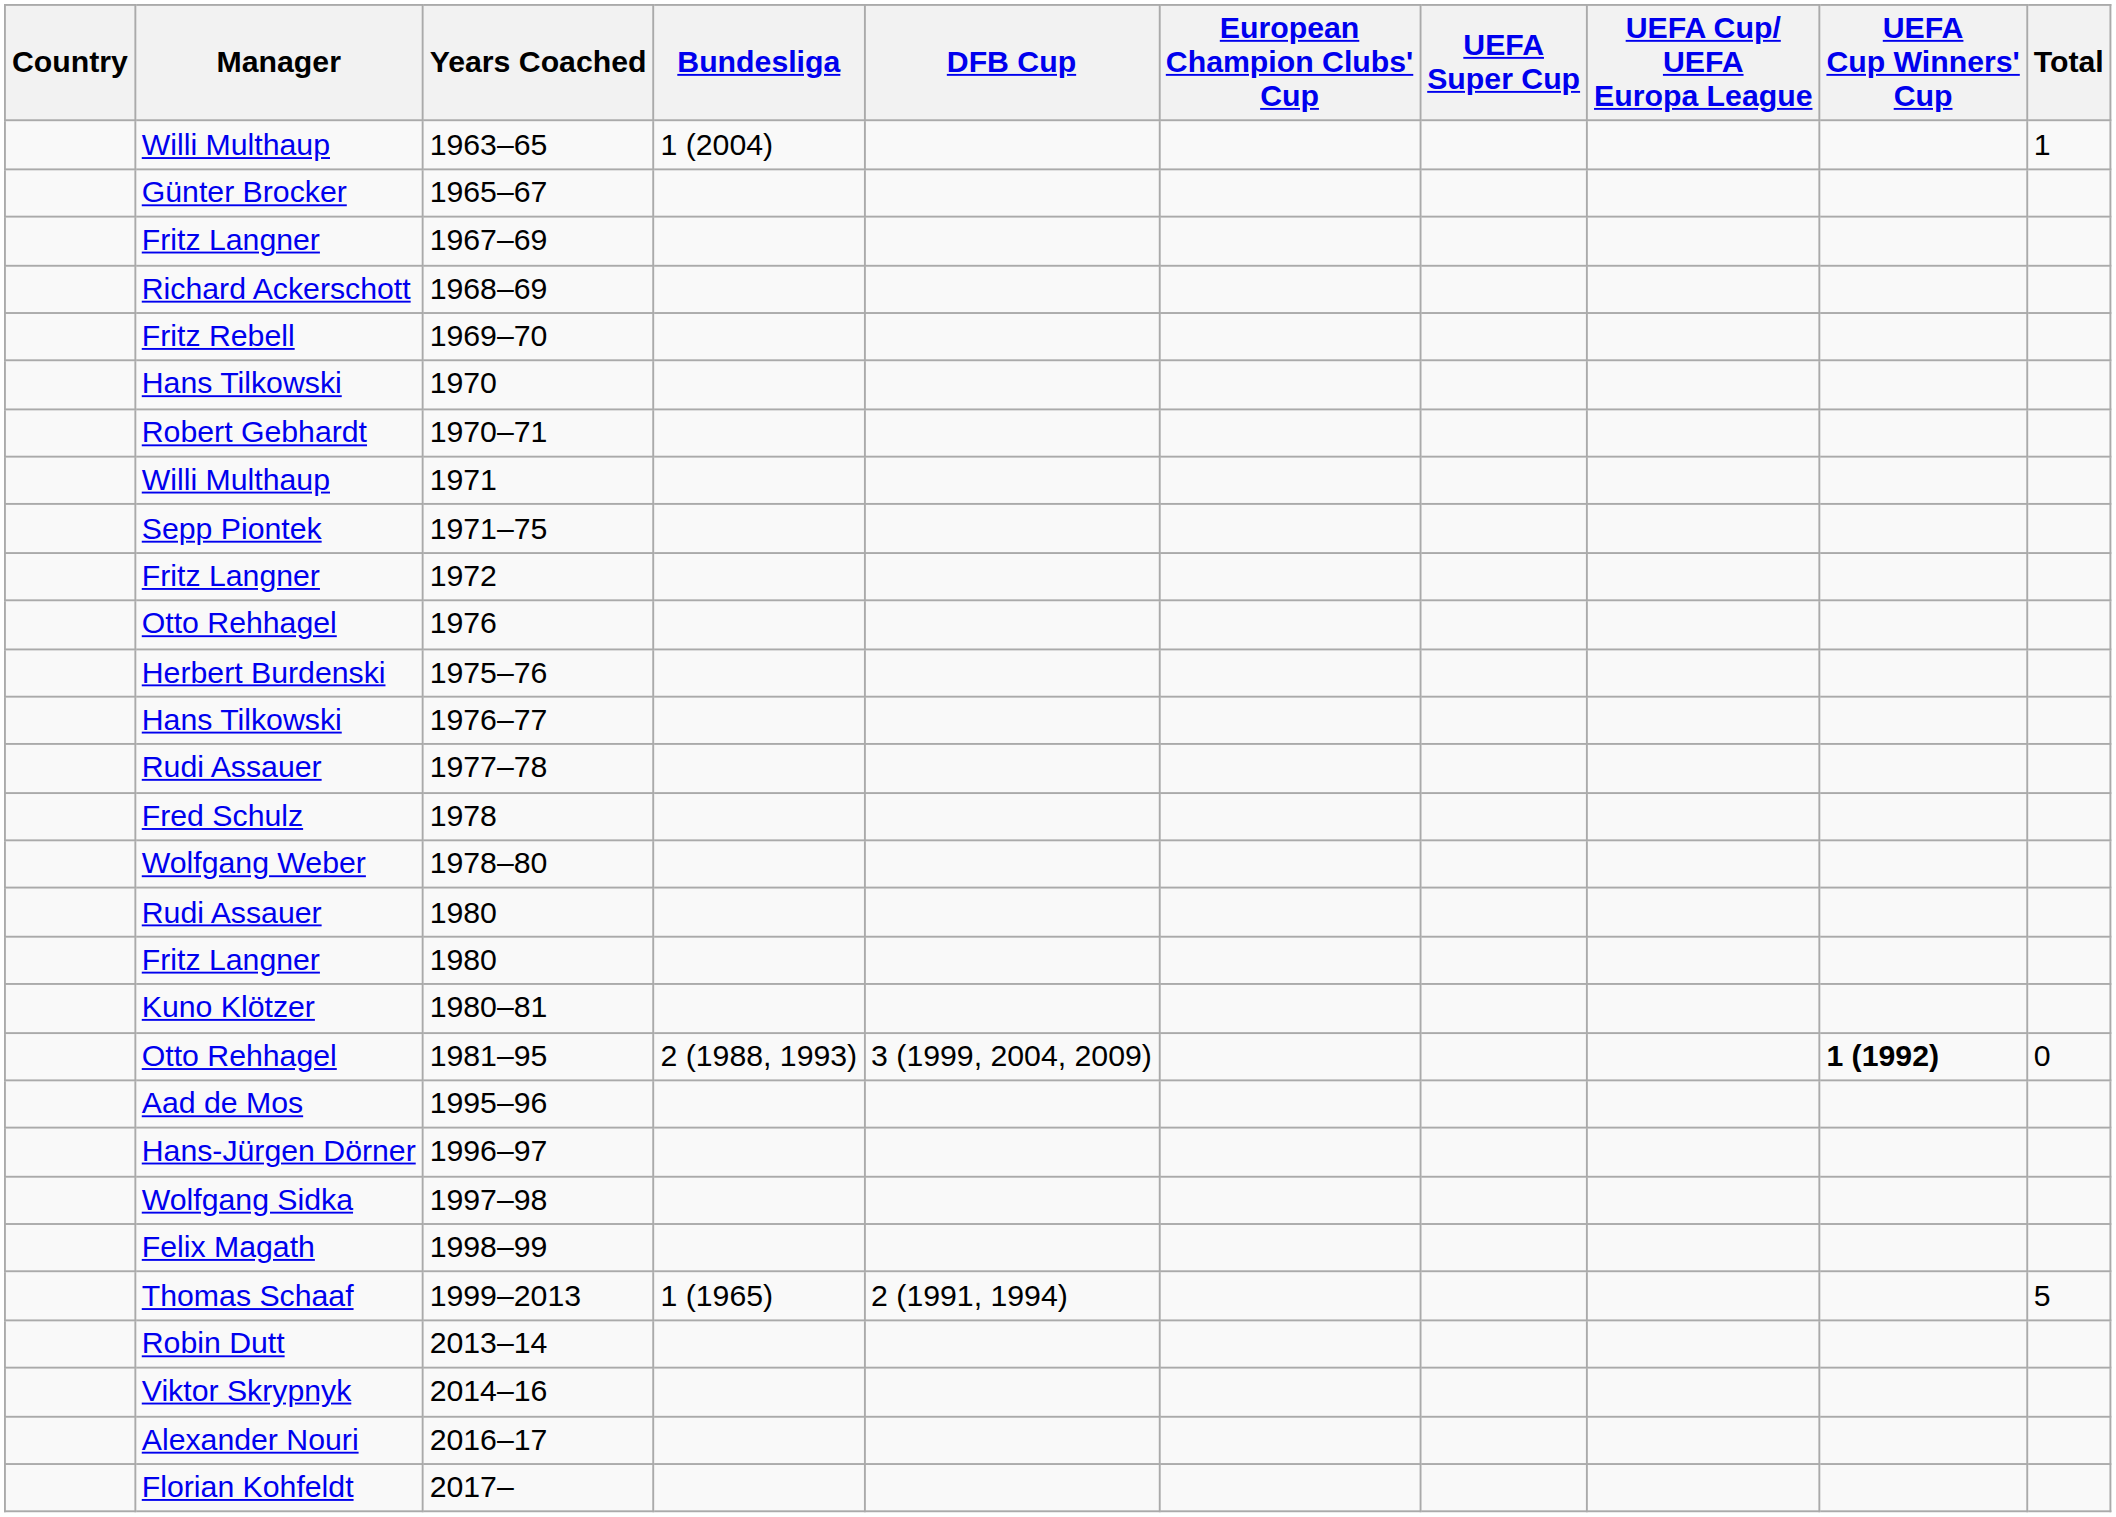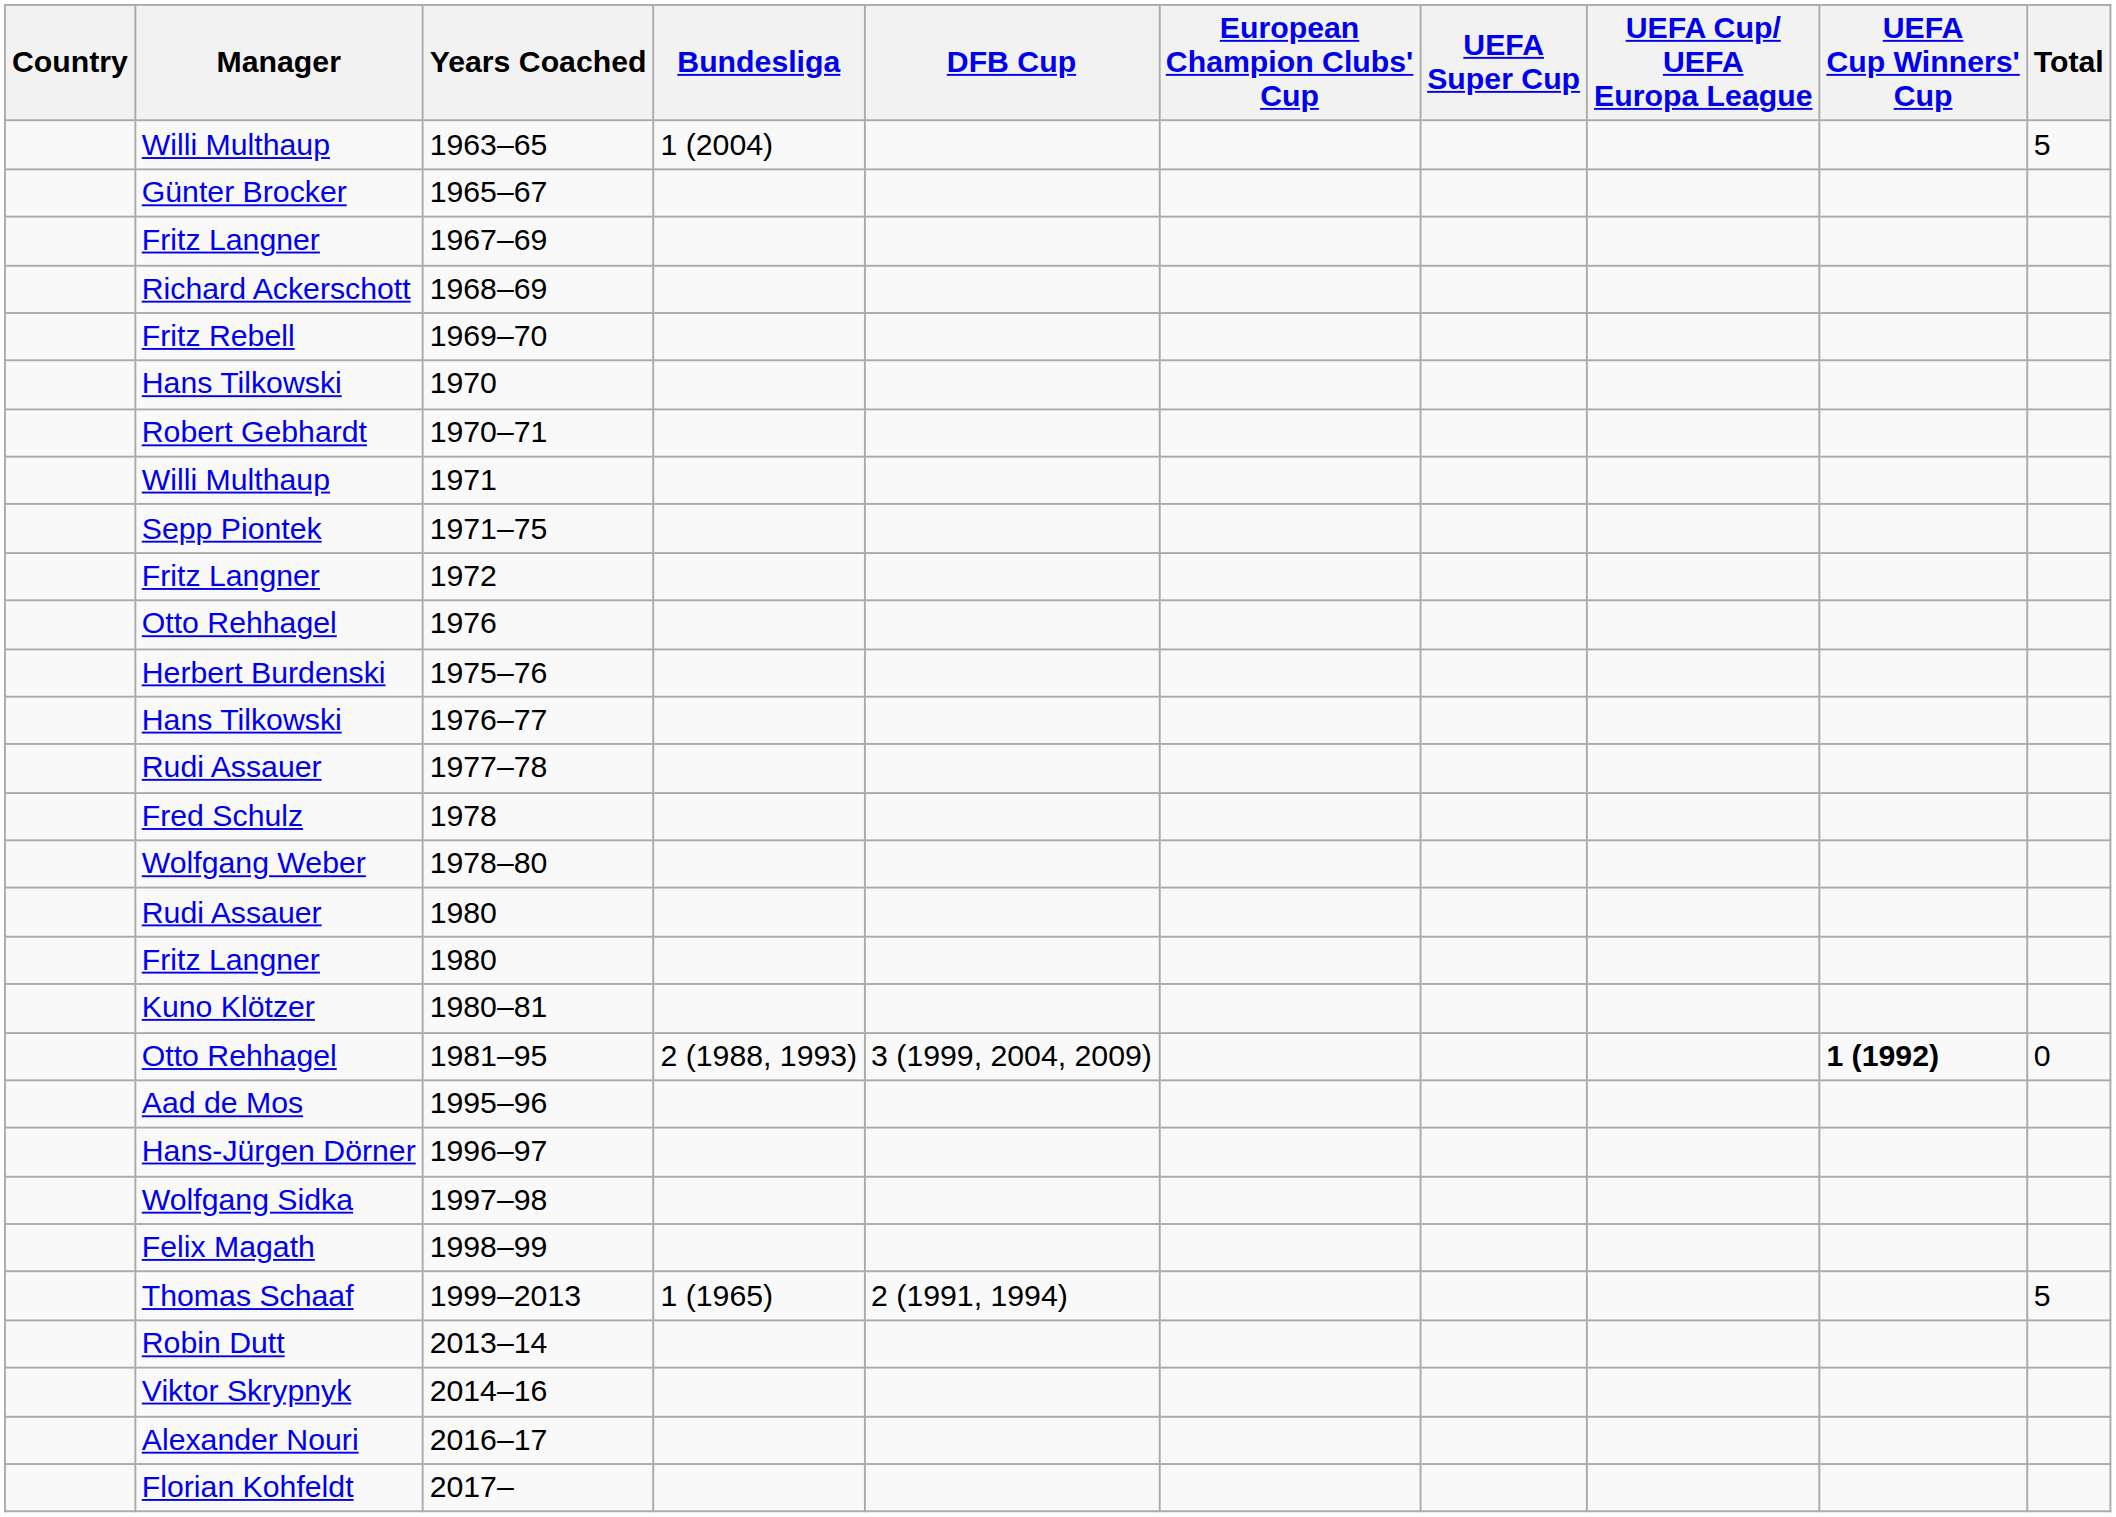(2042, 144) 1 -> (2042, 144) 5
